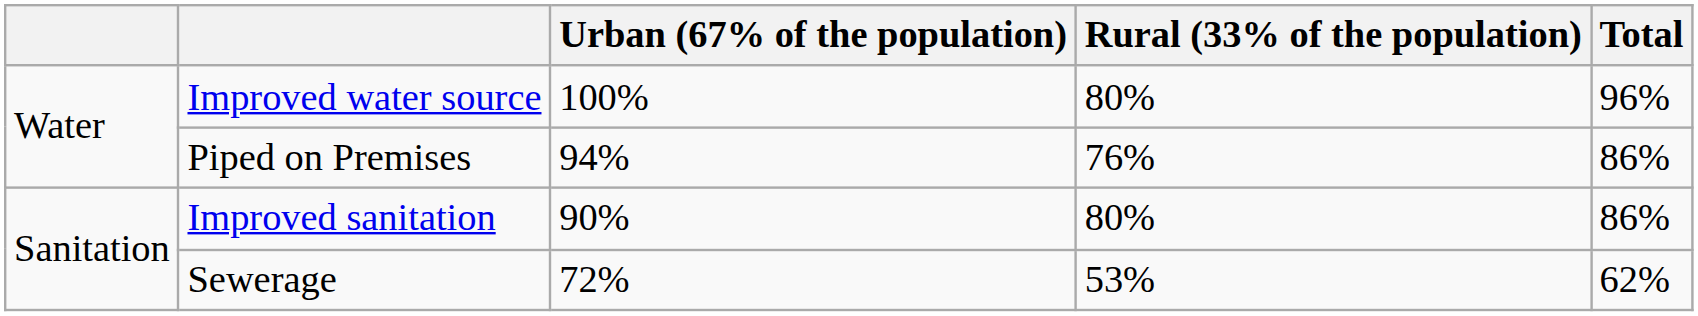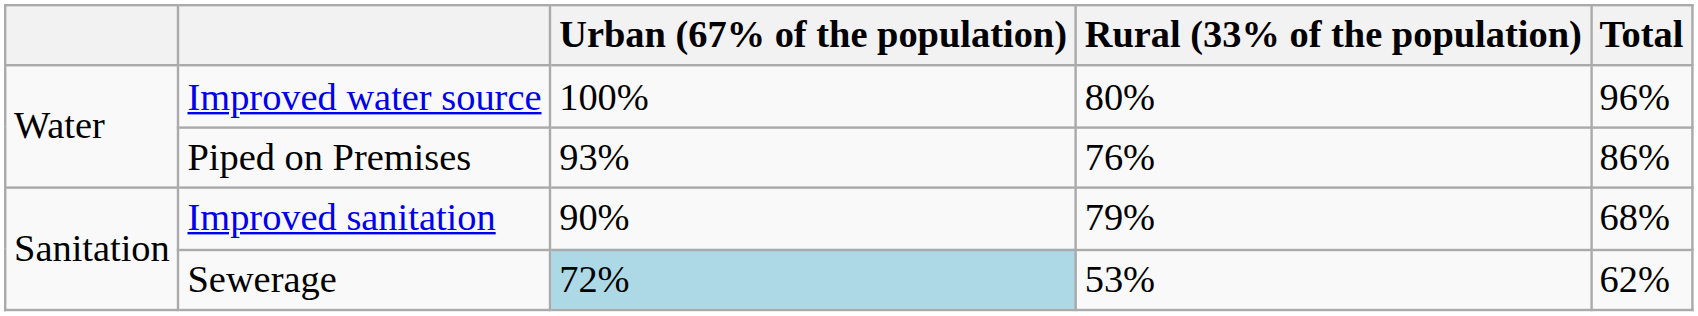(594, 156) 94% -> (594, 156) 93%
(1120, 217) 80% -> (1120, 217) 79%
(1635, 217) 86% -> (1635, 217) 68%
(594, 278) no background -> (594, 278) lightblue background
